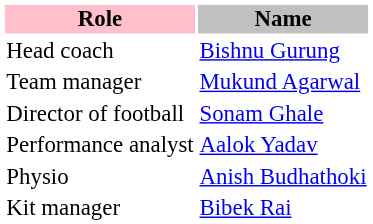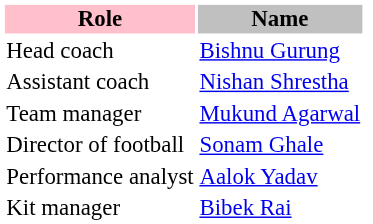+ row: (78, 81)
- row: (37, 176)
